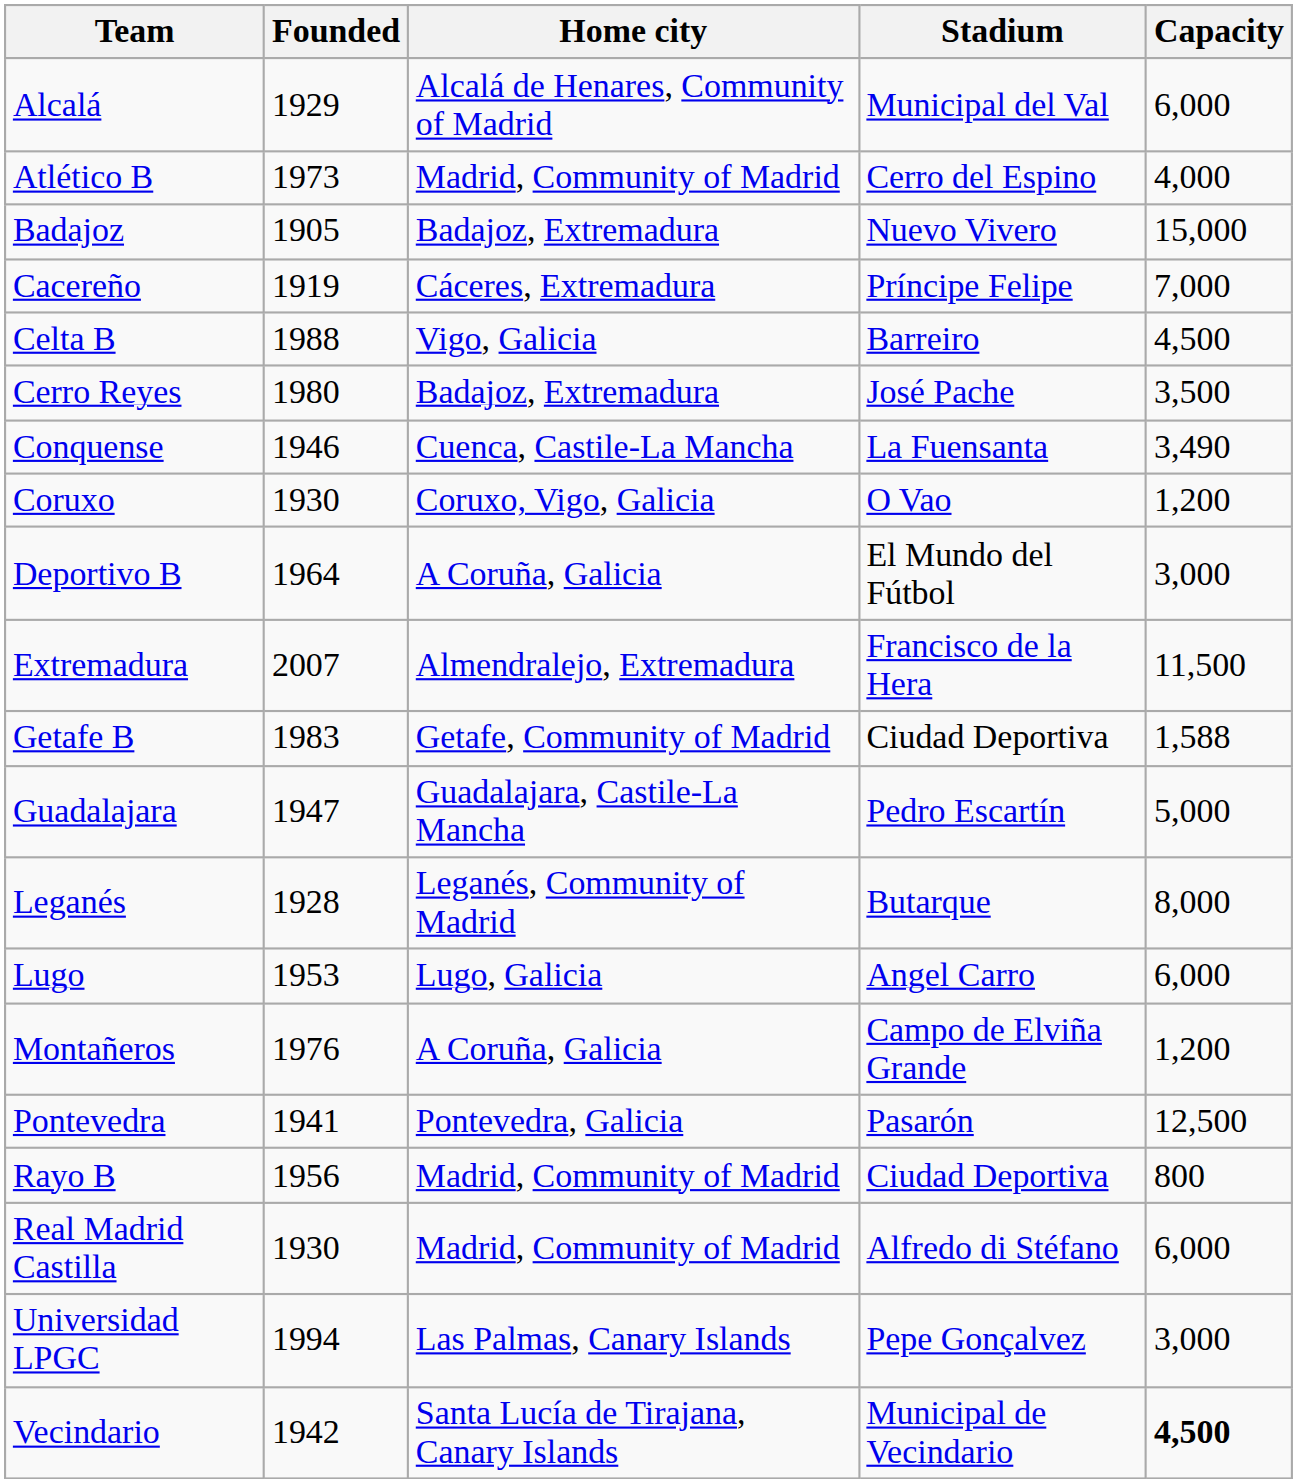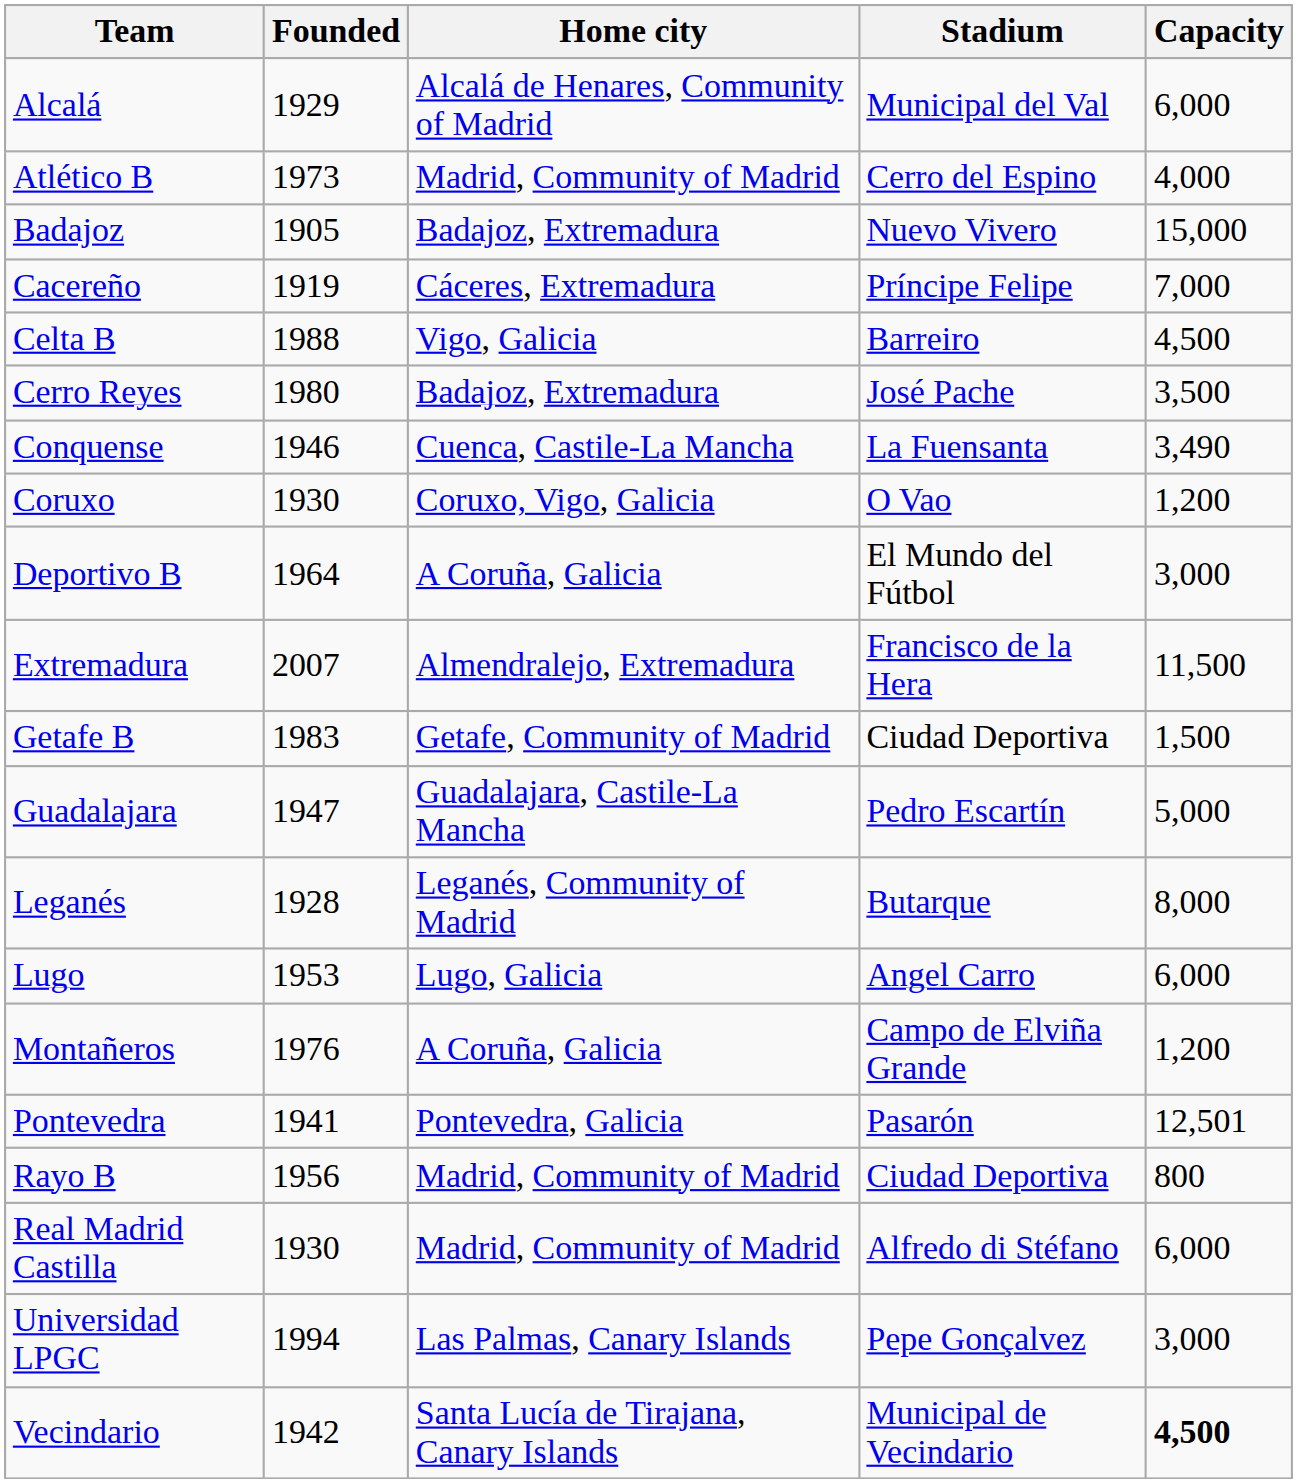(1192, 737) 1,588 -> (1192, 737) 1,500
(1201, 1121) 12,500 -> (1201, 1121) 12,501
